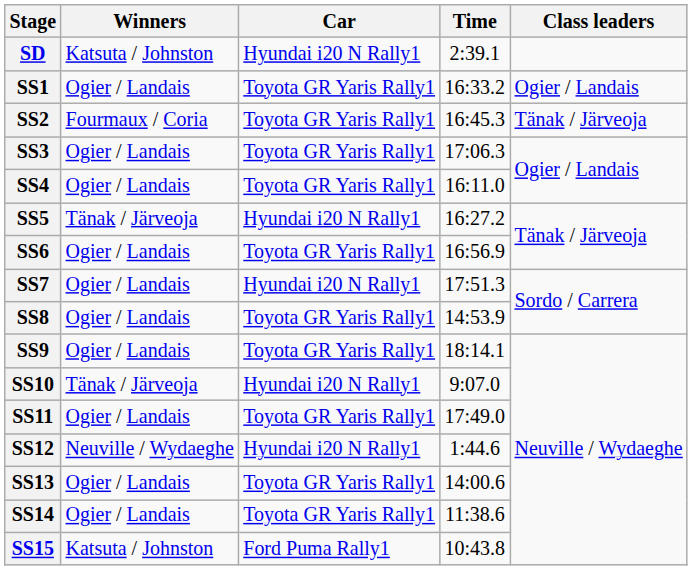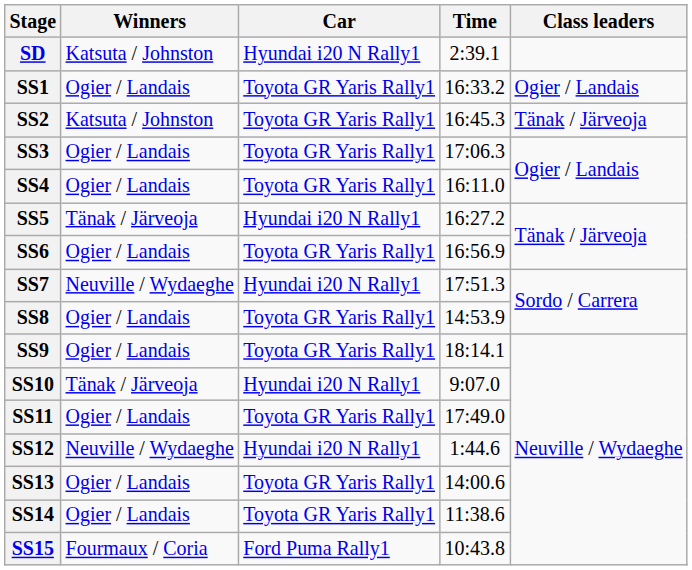(137, 119) Fourmaux / Coria -> (139, 119) Katsuta / Johnston
(128, 284) Ogier / Landais -> (150, 284) Neuville / Wydaeghe
(139, 548) Katsuta / Johnston -> (137, 548) Fourmaux / Coria
